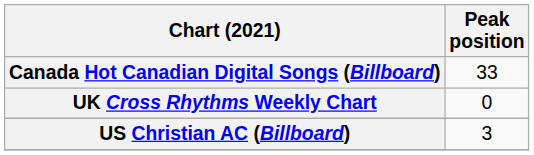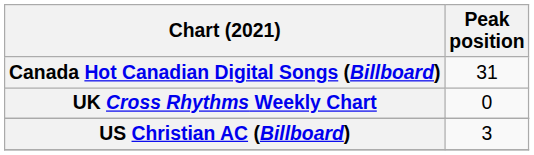(487, 72) 33 -> (487, 72) 31
